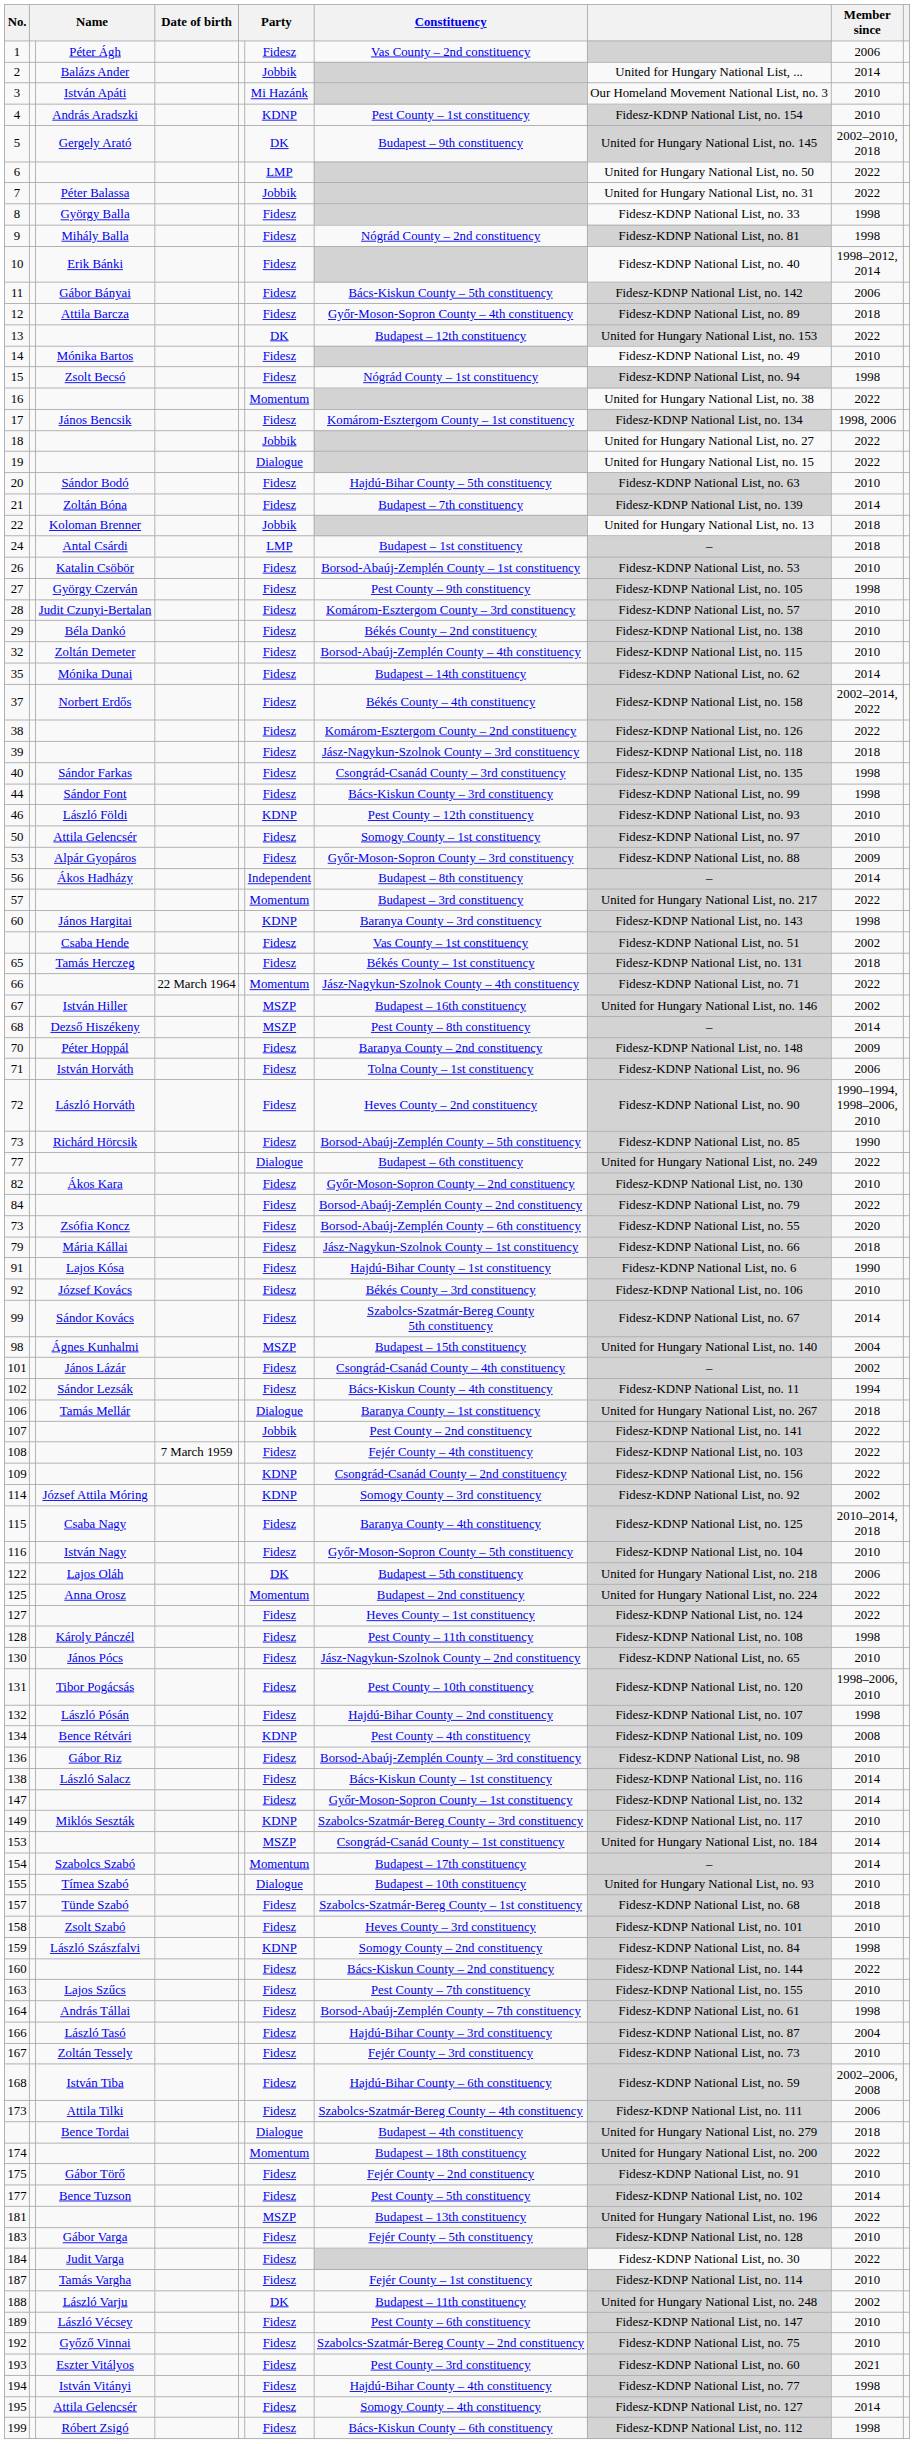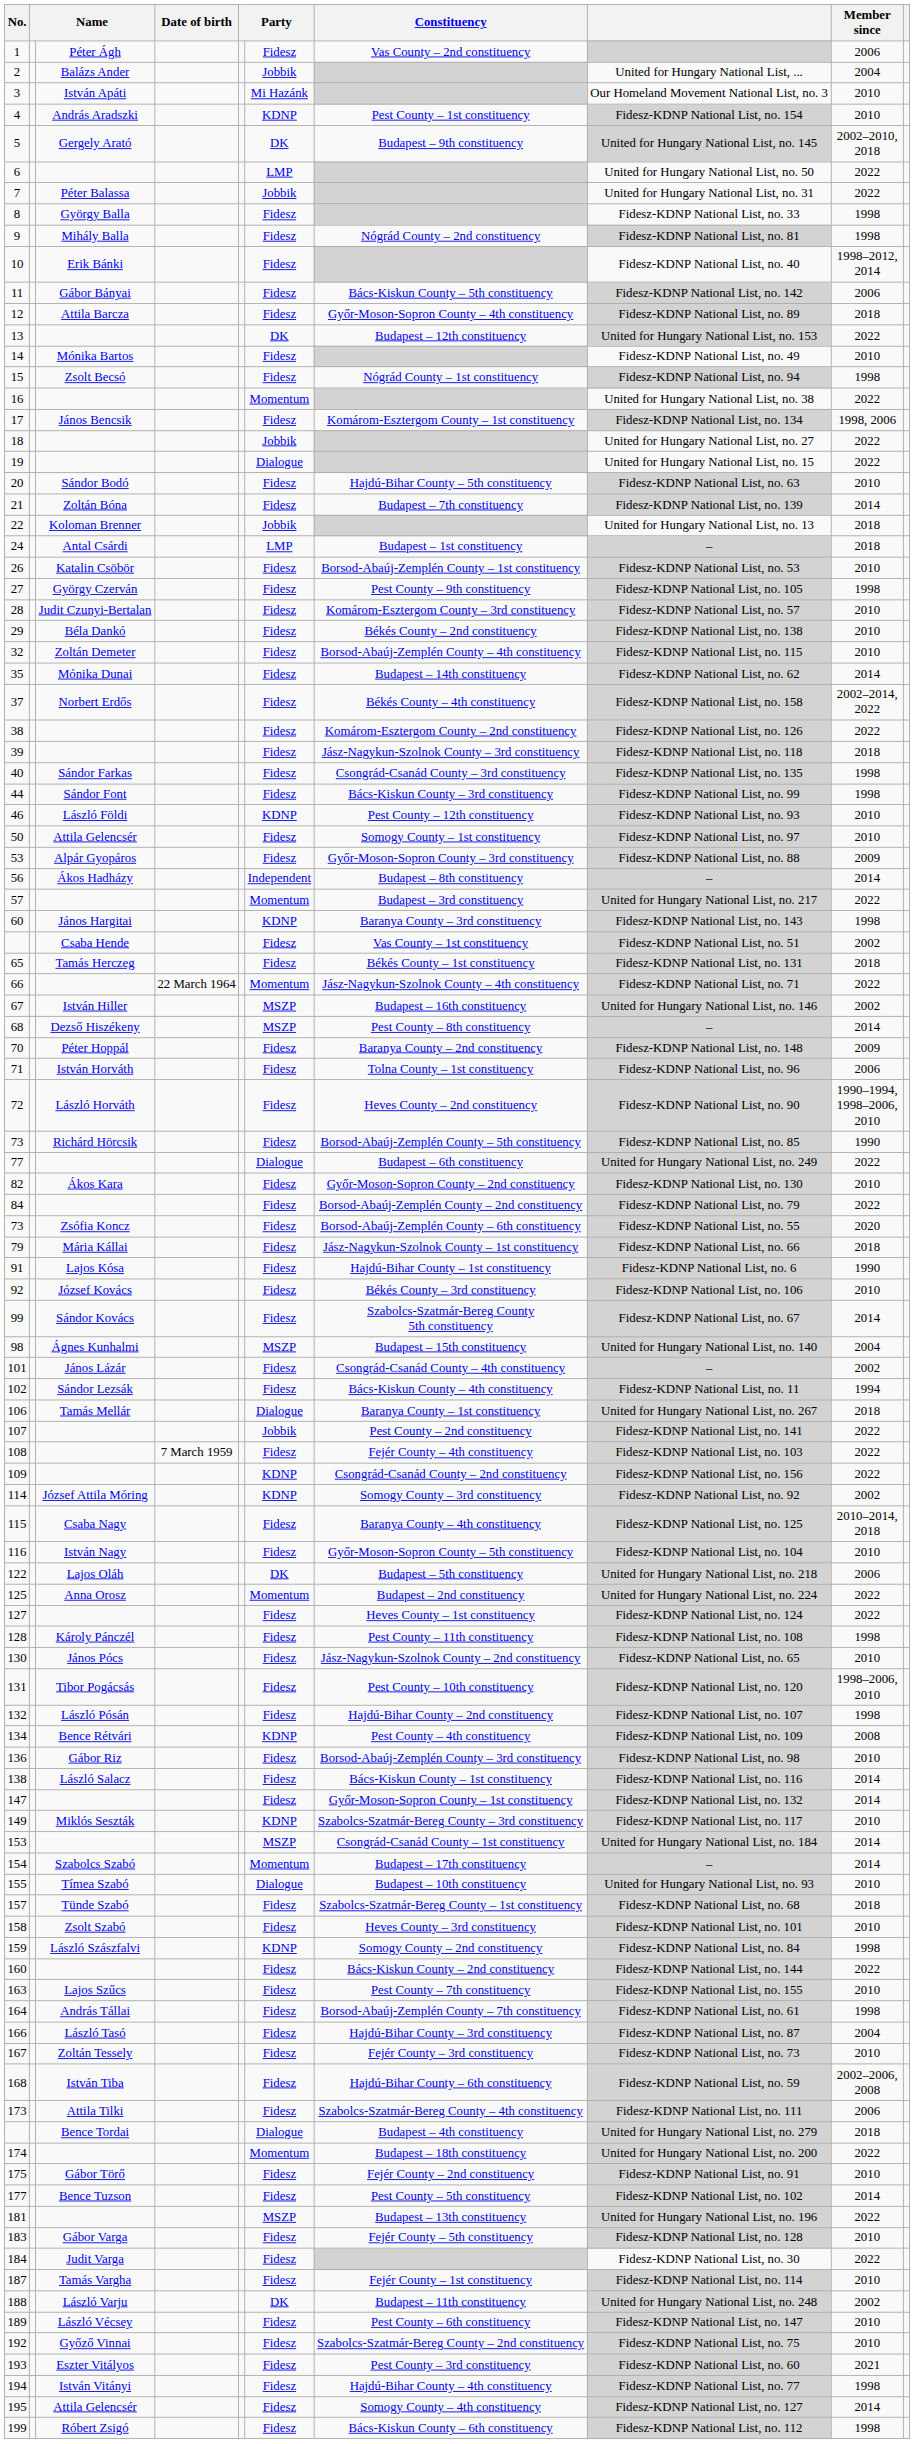(867, 72) 2014 -> (867, 72) 2004
